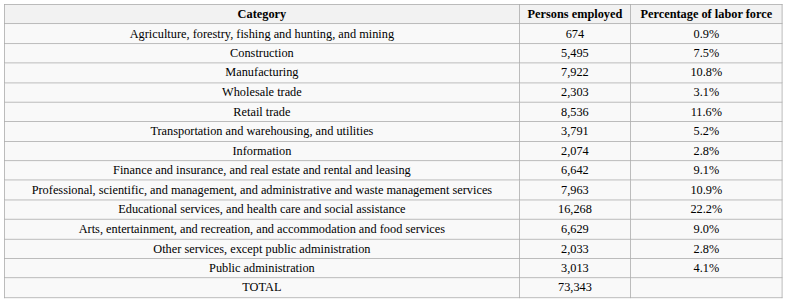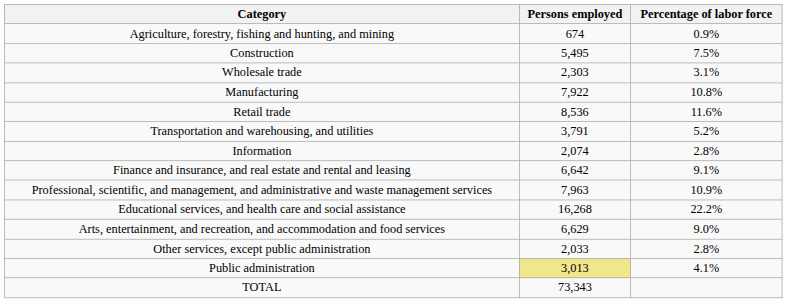rows swapped: (262, 72) <-> (262, 92)
(575, 268) no background -> (575, 268) khaki background
